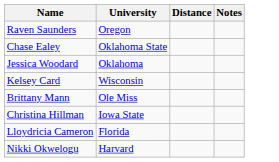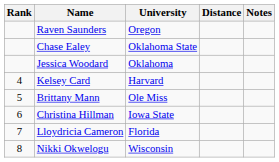+ column: (19, 13)
(121, 81) Wisconsin -> (146, 81) Harvard
(116, 149) Harvard -> (151, 149) Wisconsin
